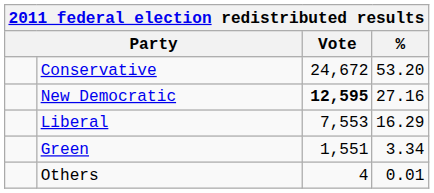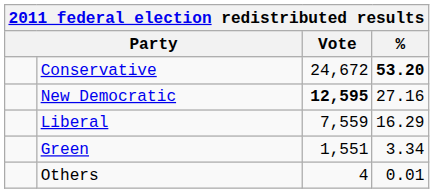(400, 70) normal -> (400, 70) bold
(344, 123) 7,553 -> (344, 123) 7,559
